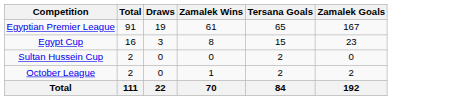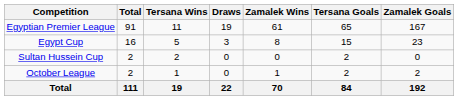+ column: (177, 12)
